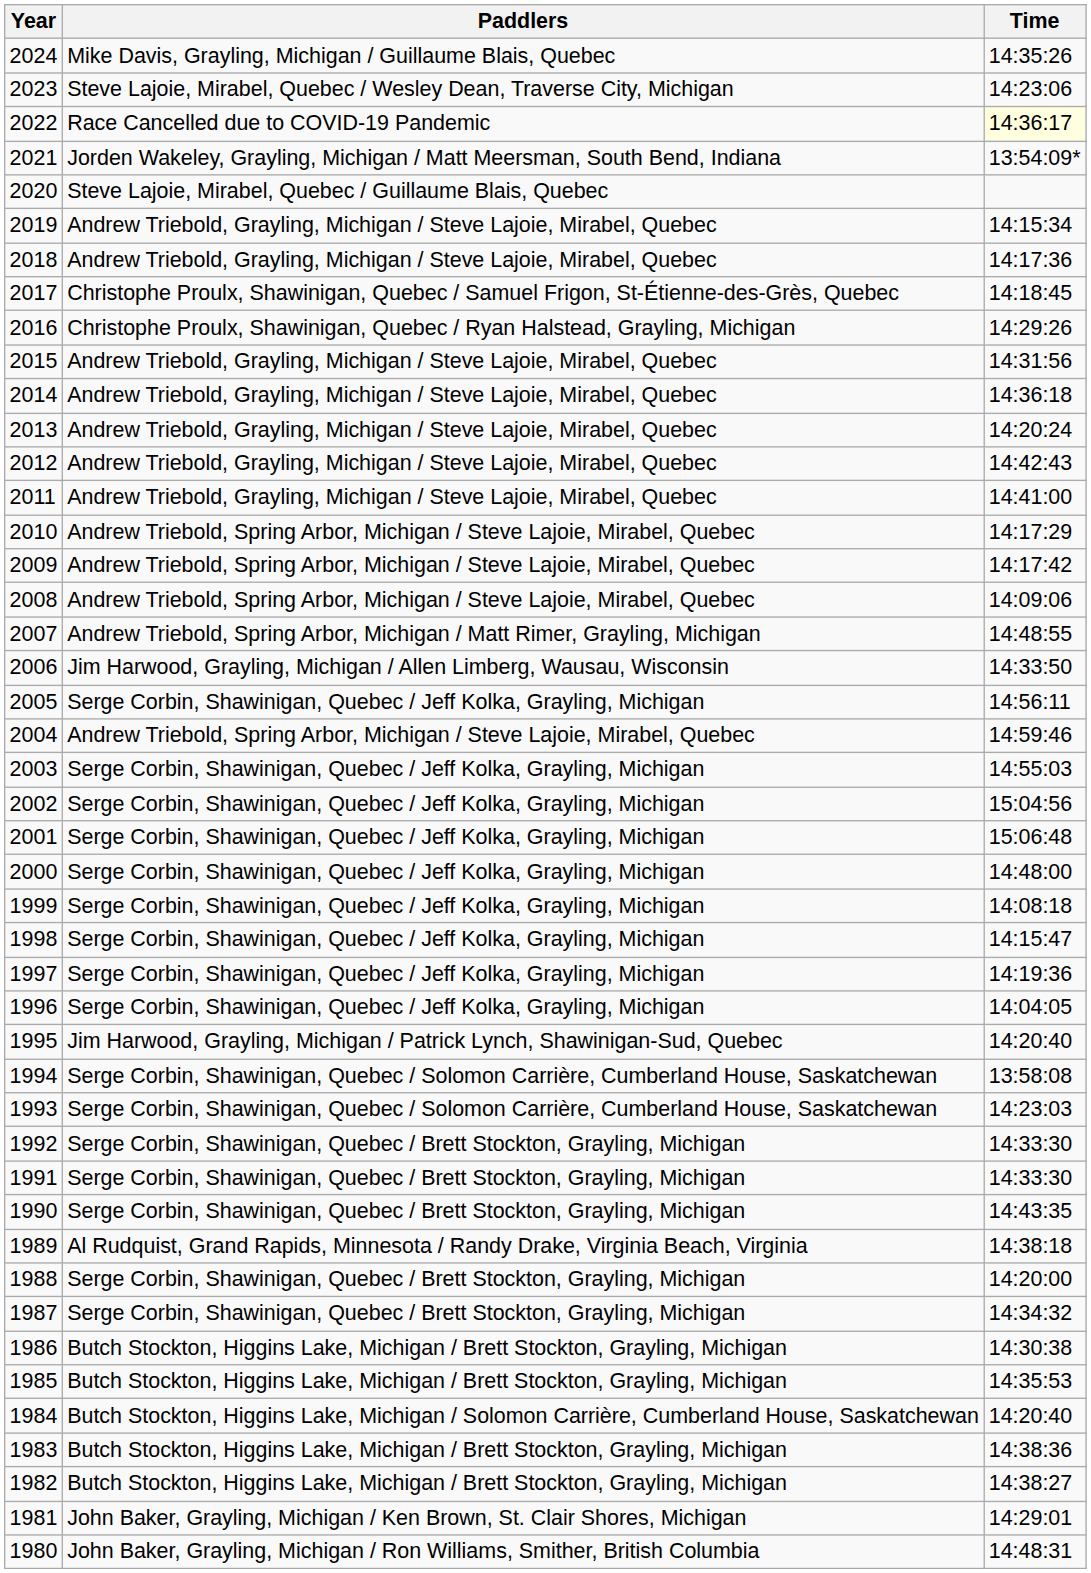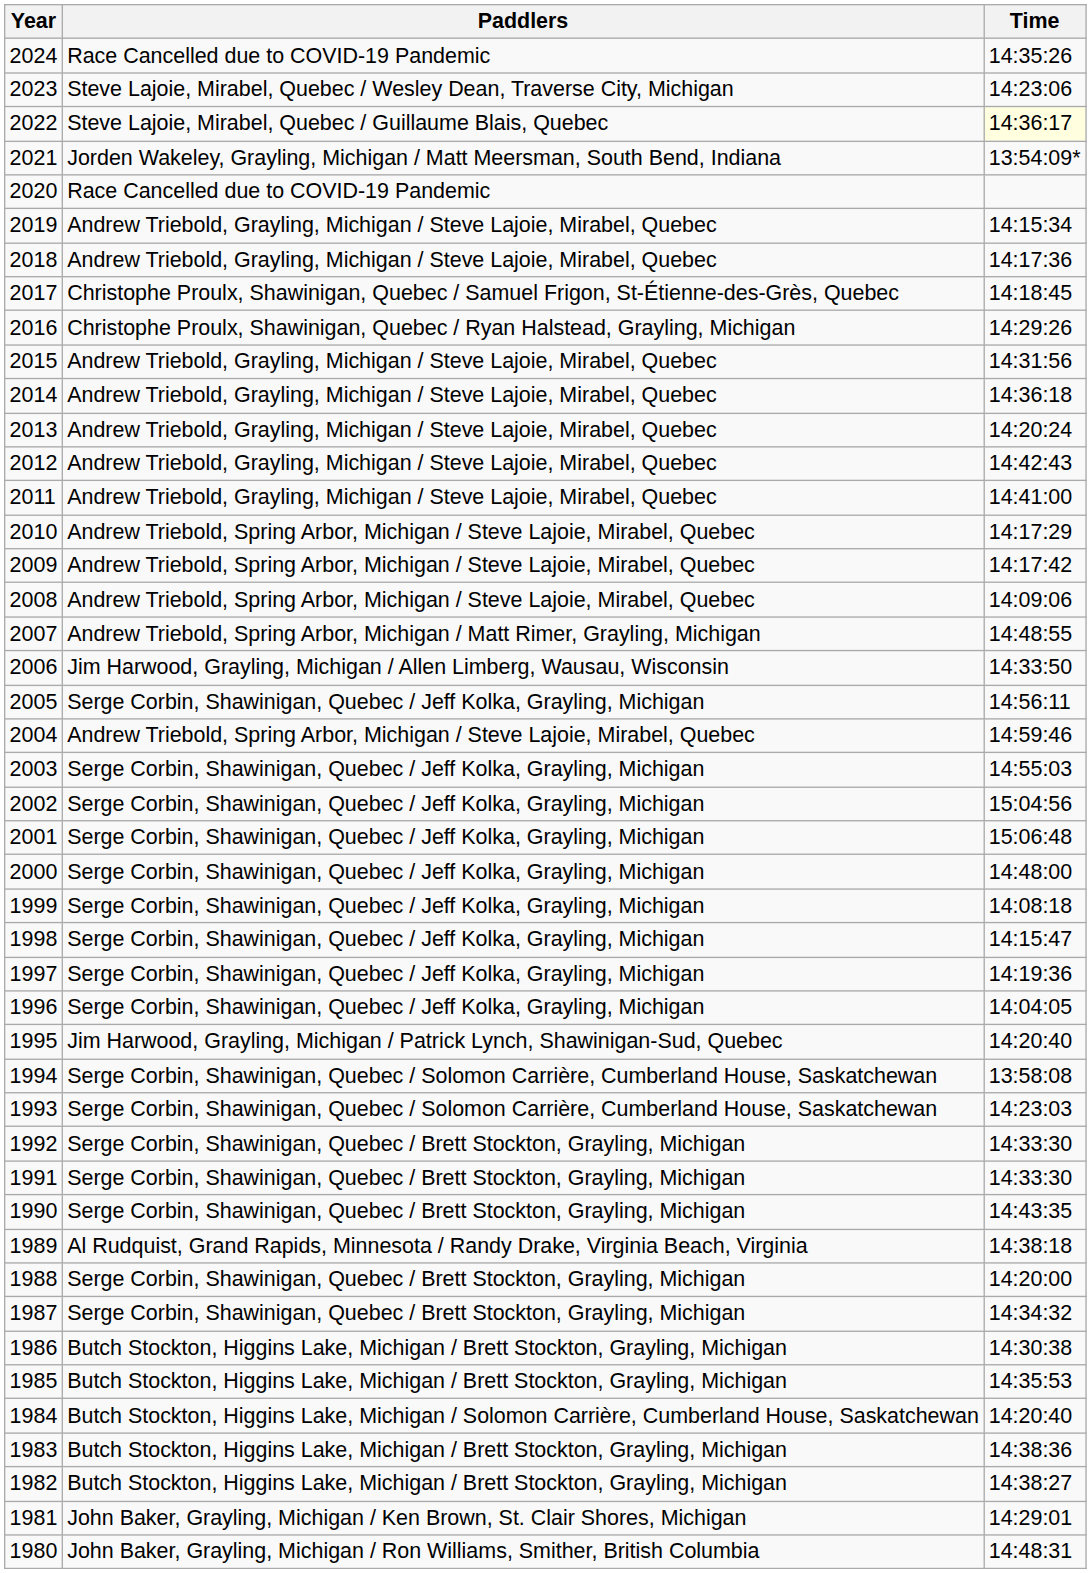(341, 55) Mike Davis, Grayling, Michigan / Guillaume Blais, Quebec -> (279, 55) Race Cancelled due to COVID-19 Pandemic
(279, 123) Race Cancelled due to COVID-19 Pandemic -> (338, 123) Steve Lajoie, Mirabel, Quebec / Guillaume Blais, Quebec
(338, 191) Steve Lajoie, Mirabel, Quebec / Guillaume Blais, Quebec -> (279, 191) Race Cancelled due to COVID-19 Pandemic
